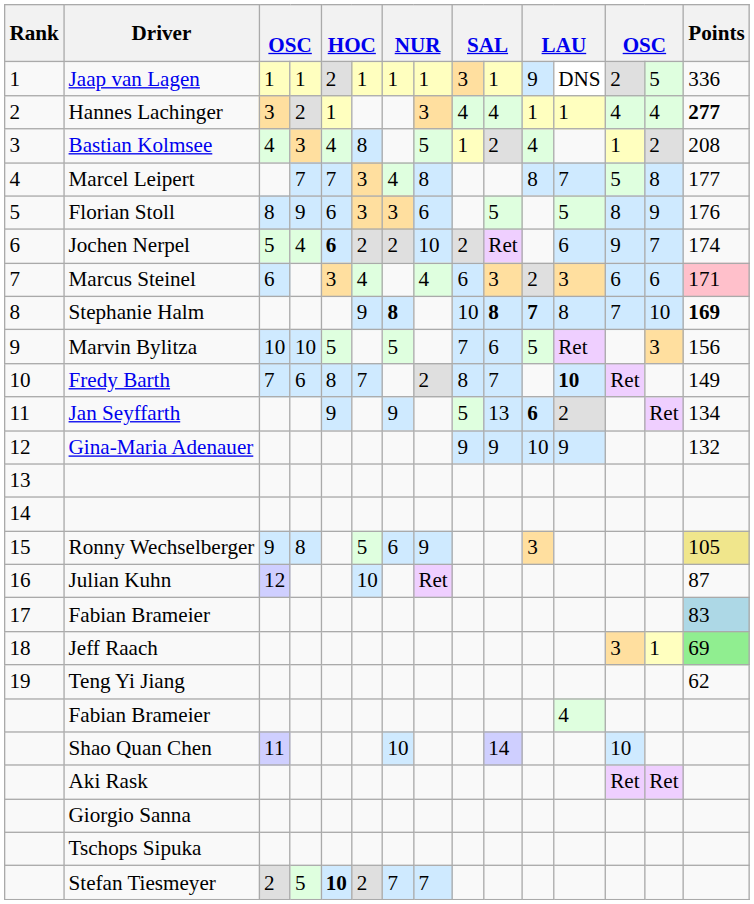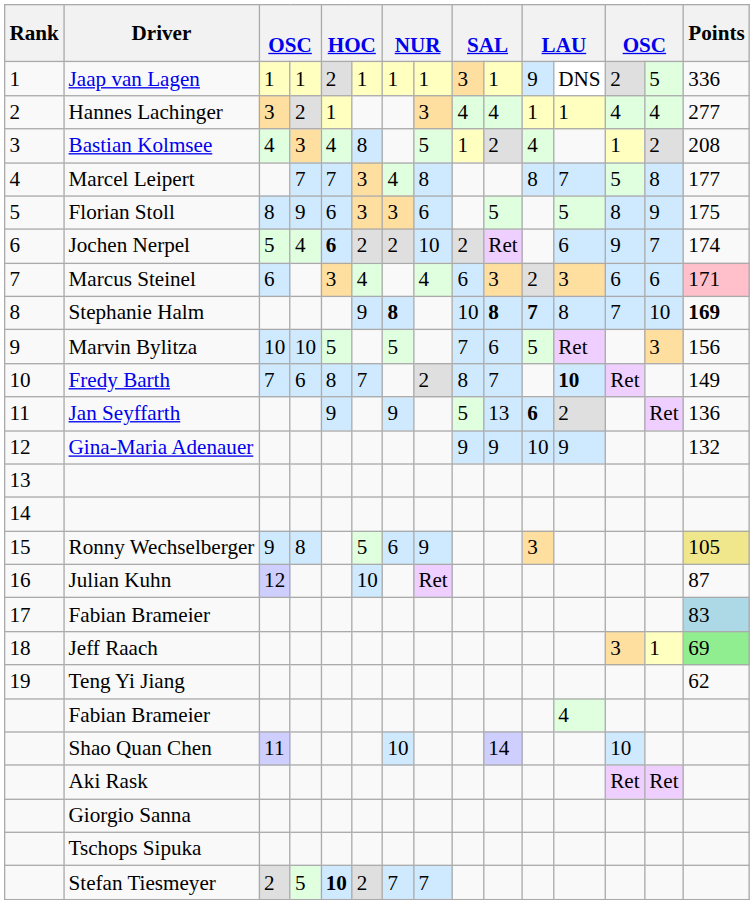(704, 111) bold -> (704, 111) normal
(704, 212) 176 -> (704, 212) 175
(704, 413) 134 -> (704, 413) 136
